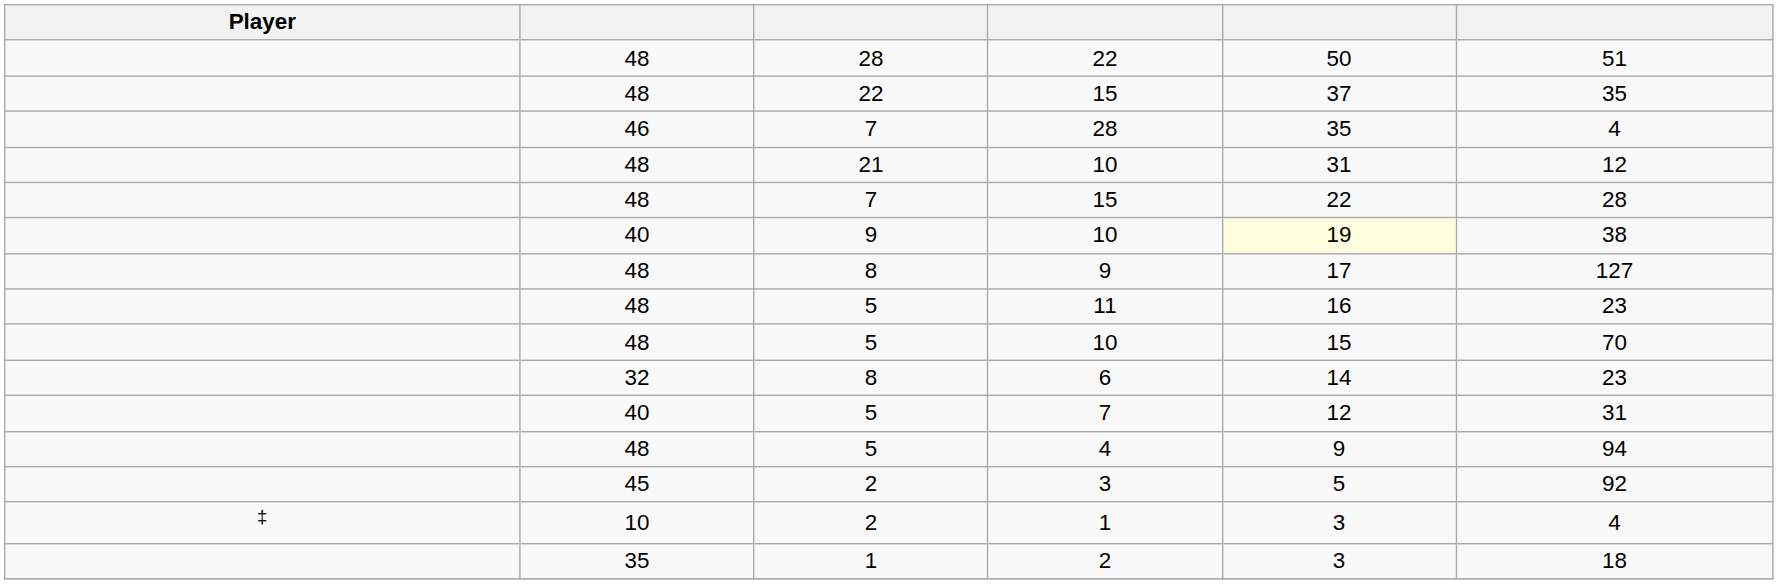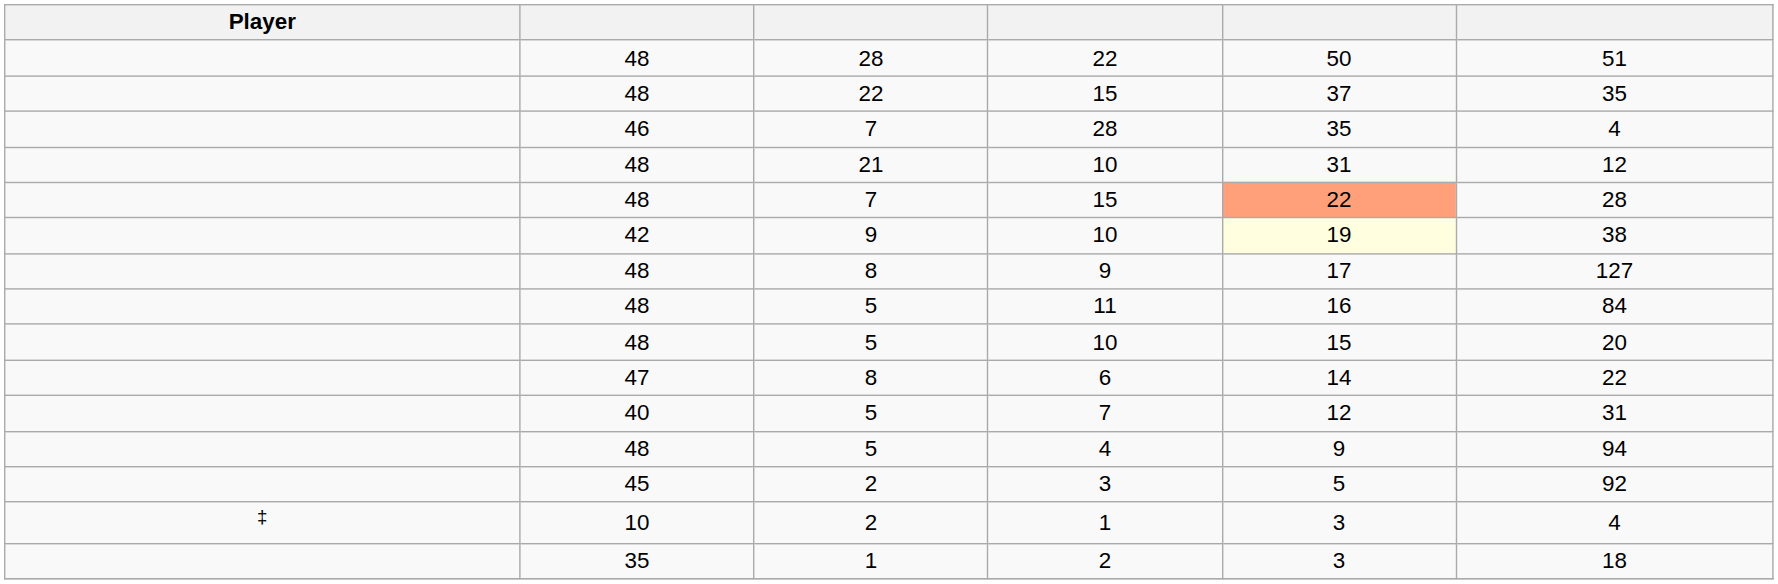(1339, 199) no background -> (1339, 199) lightsalmon background
(637, 235) 40 -> (637, 235) 42
(1614, 306) 23 -> (1614, 306) 84
(1614, 341) 70 -> (1614, 341) 20
(637, 377) 32 -> (637, 377) 47
(1614, 377) 23 -> (1614, 377) 22
